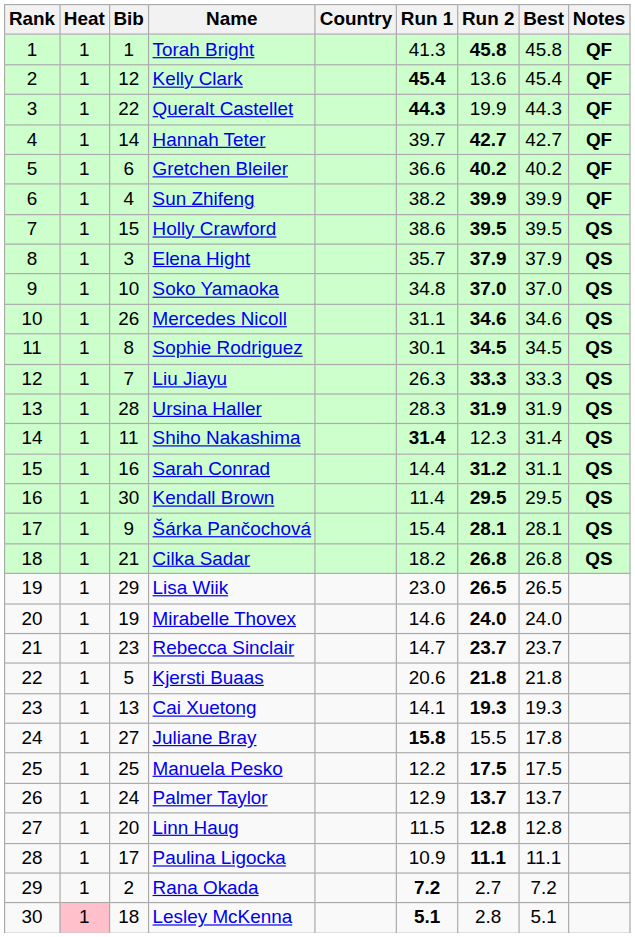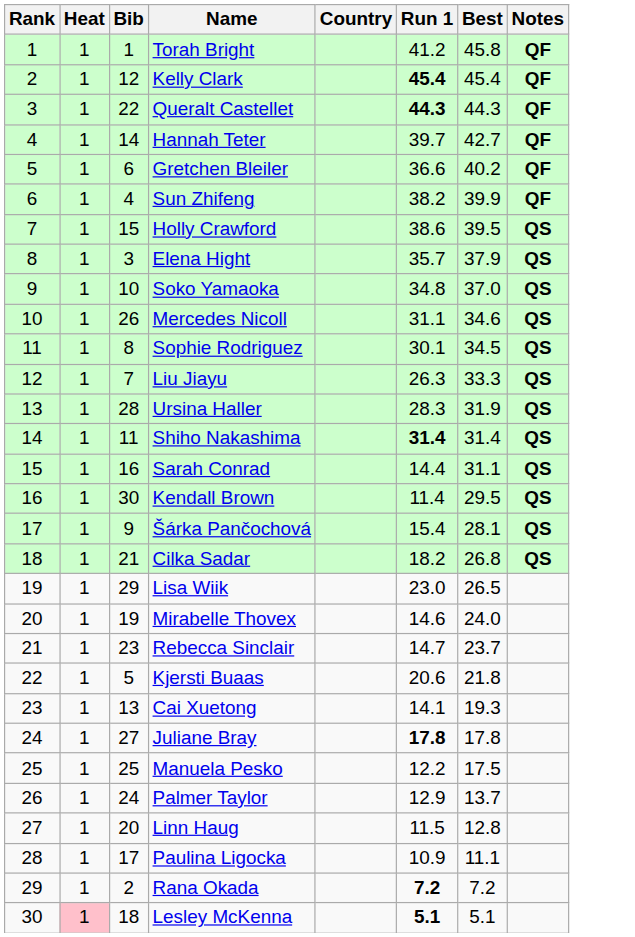- column: (488, 19)
(427, 49) 41.3 -> (427, 49) 41.2
(427, 738) 15.8 -> (427, 738) 17.8
